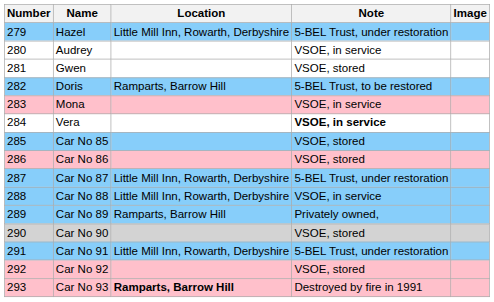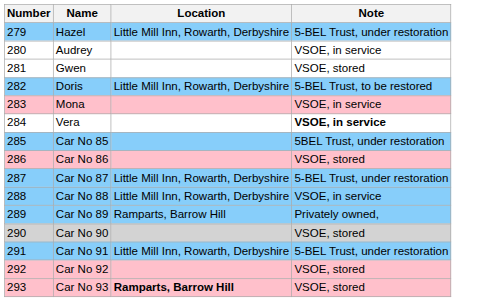- column: (470, 13)
(170, 86) Ramparts, Barrow Hill -> (201, 86) Little Mill Inn, Rowarth, Derbyshire
(330, 141) VSOE, stored -> (369, 141) 5BEL Trust, under restoration
(358, 287) Destroyed by fire in 1991 -> (330, 287) VSOE, stored
